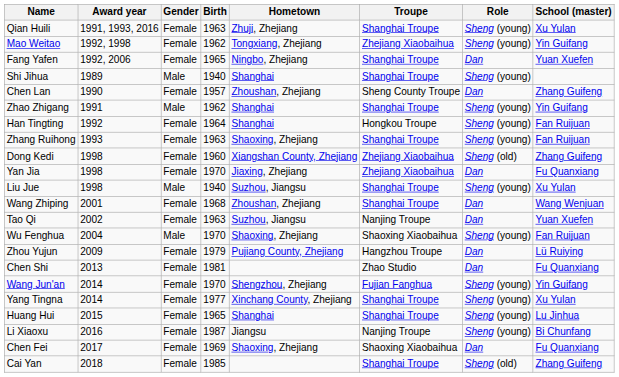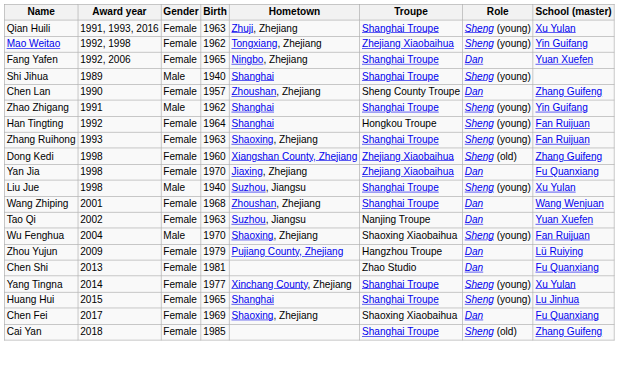- row: (36, 284)
- row: (27, 332)
